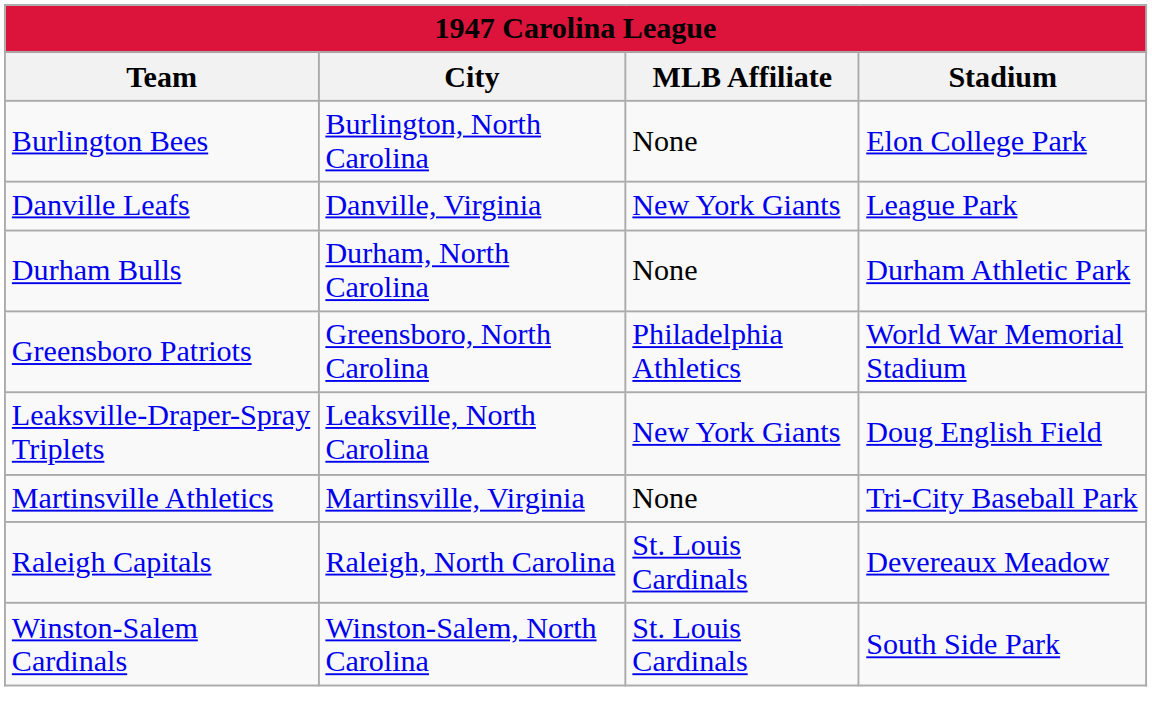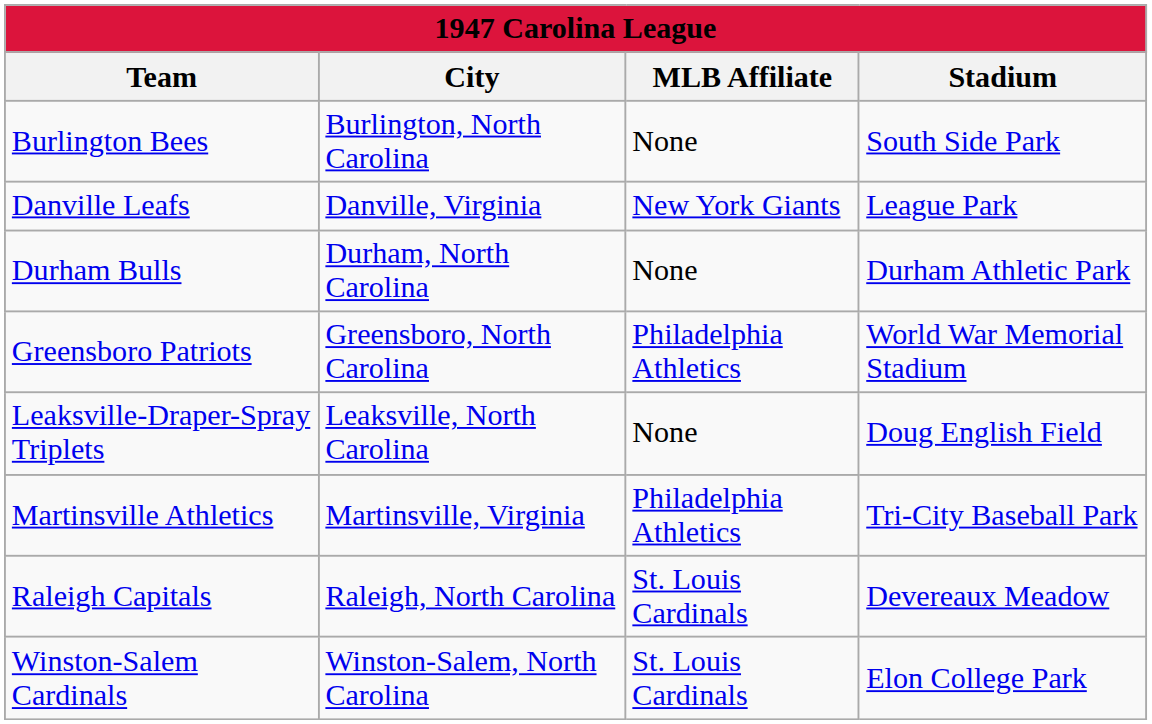(977, 140) Elon College Park -> (963, 140) South Side Park
(736, 433) New York Giants -> (665, 433) None
(665, 497) None -> (708, 514) Philadelphia Athletics
(963, 643) South Side Park -> (977, 677) Elon College Park
